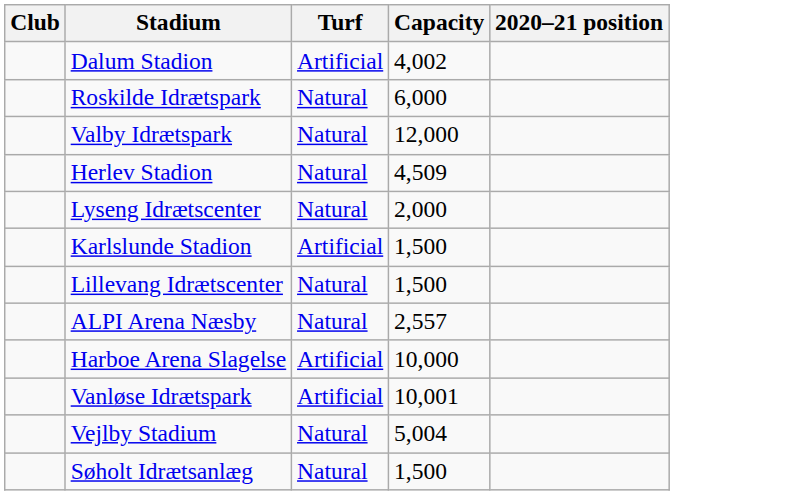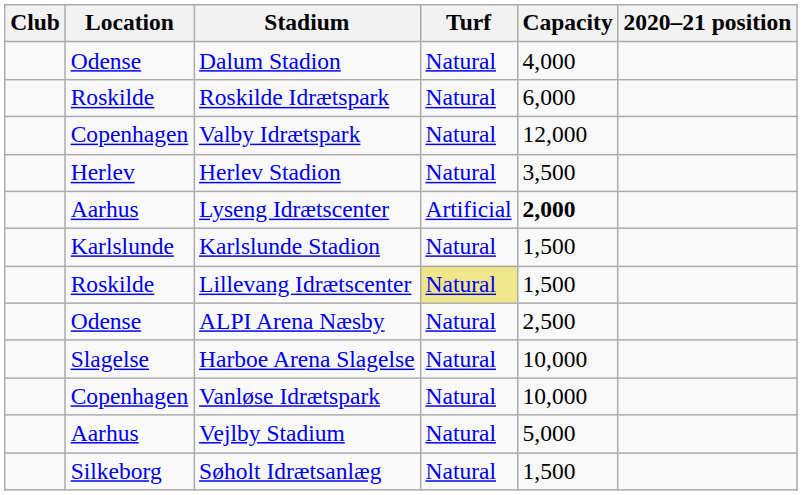+ column: (129, 23)
(340, 60) Artificial -> (461, 60) Natural
(421, 60) 4,002 -> (549, 60) 4,000
(421, 172) 4,509 -> (549, 172) 3,500
(332, 209) Natural -> (469, 209) Artificial
(421, 209) normal -> (549, 209) bold
(340, 246) Artificial -> (461, 246) Natural
(332, 284) no background -> (461, 284) khaki background
(421, 321) 2,557 -> (549, 321) 2,500
(340, 358) Artificial -> (461, 358) Natural
(340, 396) Artificial -> (461, 396) Natural
(426, 396) 10,001 -> (555, 396) 10,000
(421, 433) 5,004 -> (549, 433) 5,000
